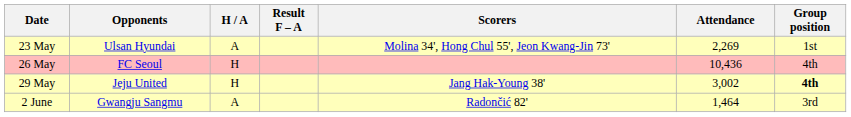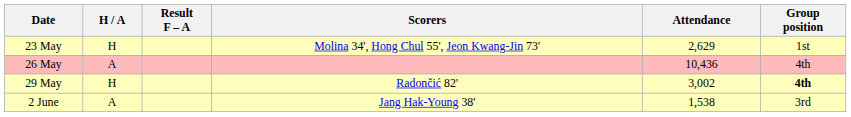- column: (140, 20)
(235, 45) A -> (112, 45) H
(726, 45) 2,269 -> (702, 45) 2,629
(235, 64) H -> (112, 64) A
(497, 83) Jang Hak-Young 38' -> (427, 83) Radončić 82'
(497, 102) Radončić 82' -> (427, 102) Jang Hak-Young 38'
(726, 102) 1,464 -> (702, 102) 1,538
